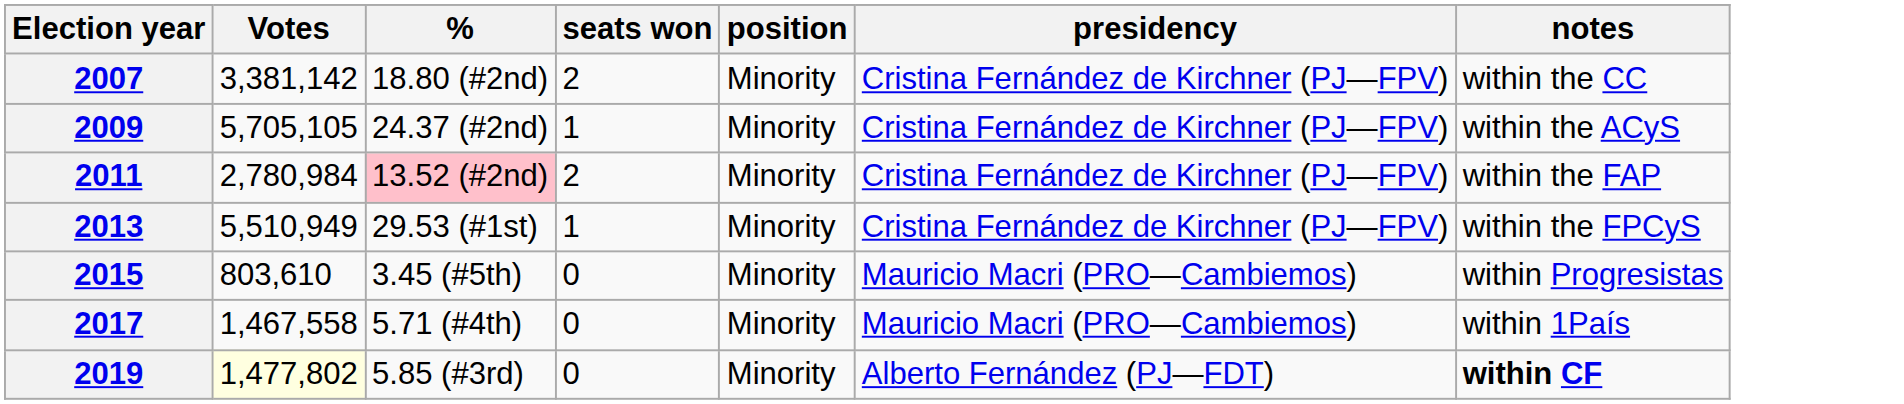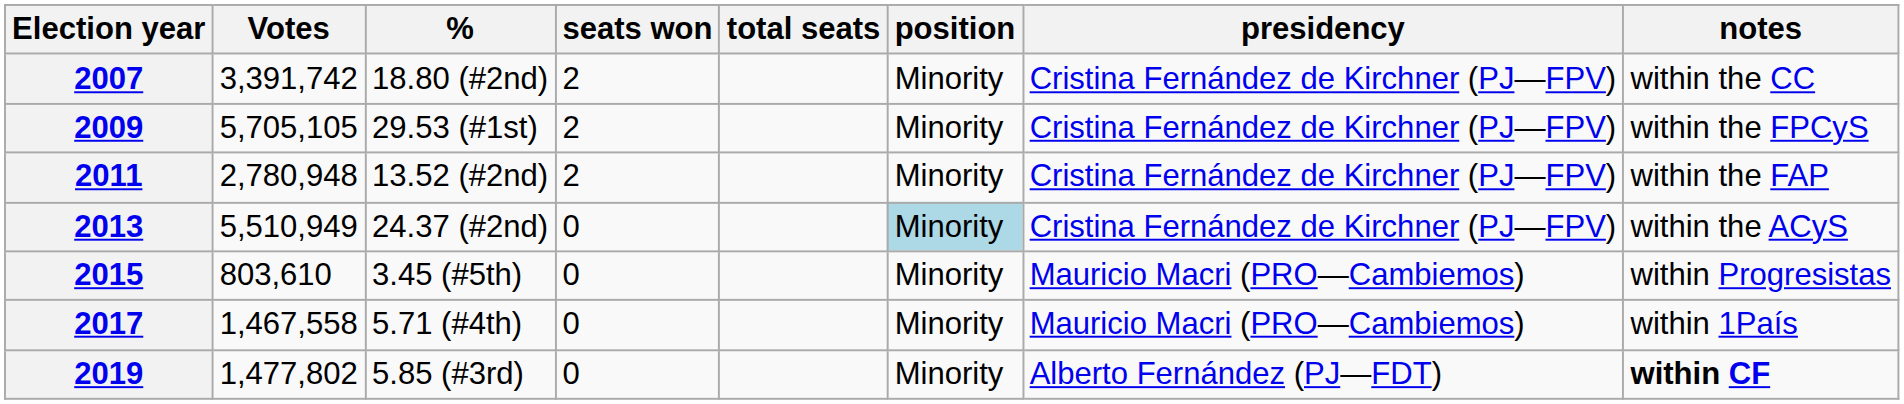+ column: (804, 29)
(289, 78) 3,381,142 -> (289, 78) 3,391,742
(460, 127) 24.37 (#2nd) -> (455, 127) 29.53 (#1st)
(571, 127) 1 -> (571, 127) 2
(1571, 127) within the ACyS -> (1750, 127) within the FPCyS
(289, 176) 2,780,984 -> (289, 176) 2,780,948
(460, 176) pink background -> (460, 176) no background
(455, 226) 29.53 (#1st) -> (460, 226) 24.37 (#2nd)
(571, 226) 1 -> (571, 226) 0
(781, 226) no background -> (949, 226) lightblue background
(1582, 226) within the FPCyS -> (1739, 226) within the ACyS
(289, 373) lightyellow background -> (289, 373) no background
